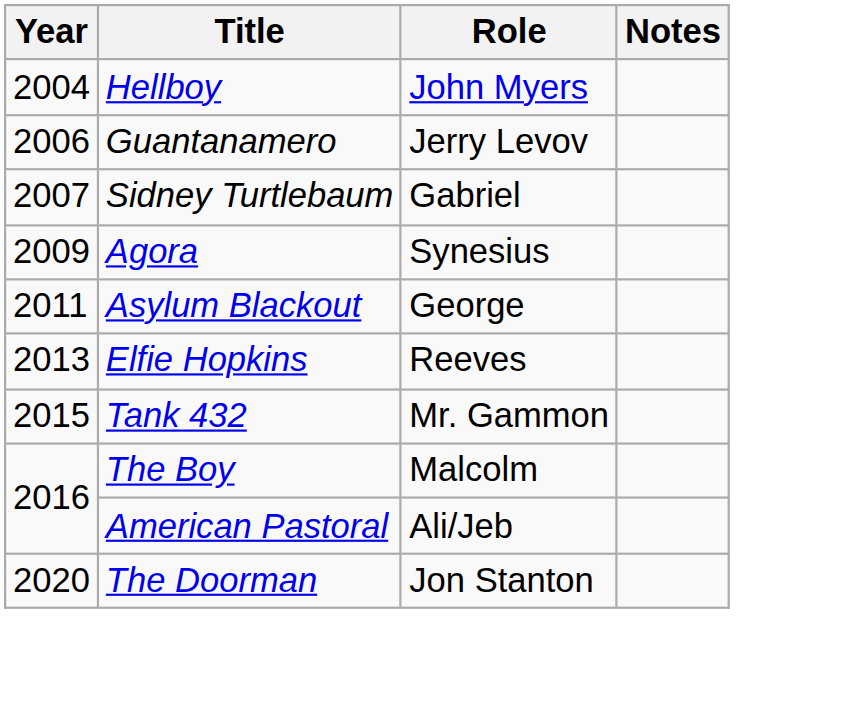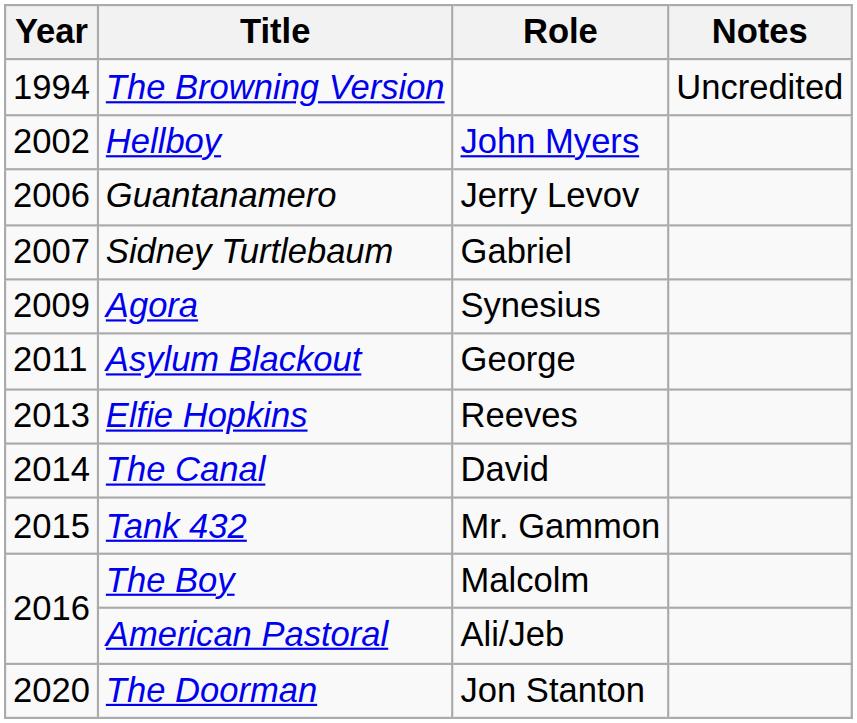+ row: (275, 86)
(51, 86) 2004 -> (51, 141) 2002
+ row: (186, 470)
